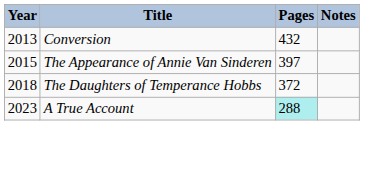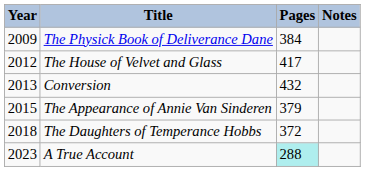+ row: (158, 39)
+ row: (133, 62)
(289, 62) 397 -> (291, 108) 379
